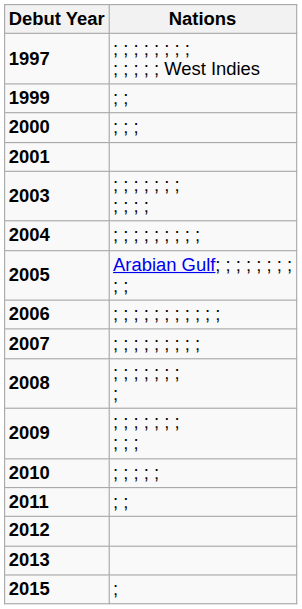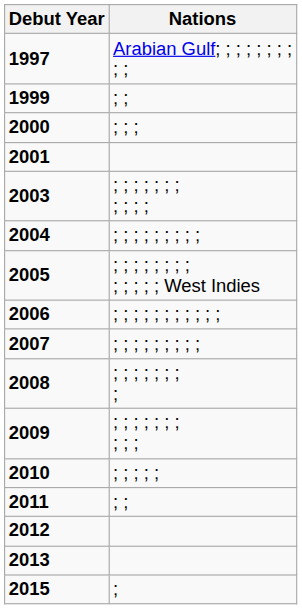(187, 58) ; ; ; ; ; ; ; ; ; ; ; ; ; West Indies -> (203, 58) Arabian Gulf; ; ; ; ; ; ; ; ; ;
(203, 275) Arabian Gulf; ; ; ; ; ; ; ; ; ; -> (187, 275) ; ; ; ; ; ; ; ; ; ; ; ; ; West Indies
